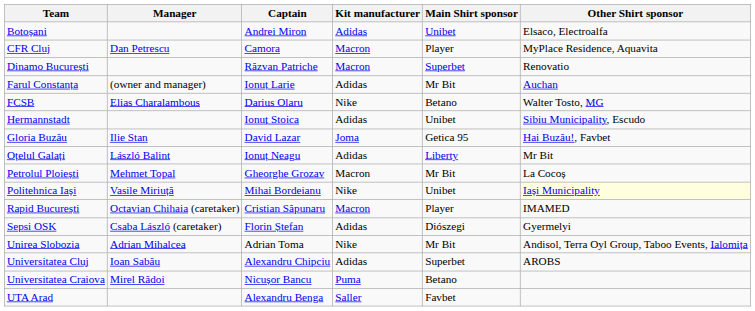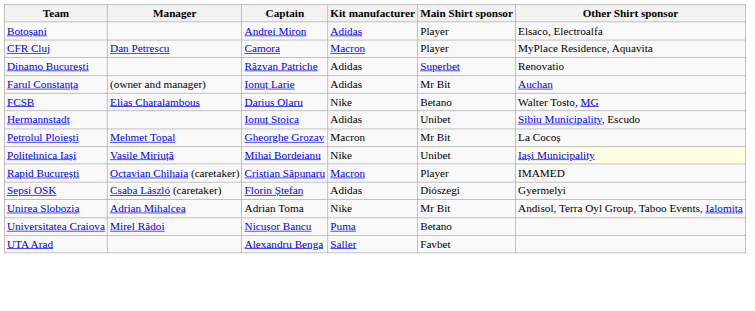(440, 31) Unibet -> (434, 31) Player
(353, 66) Macron -> (346, 66) Adidas
- row: (37, 137)
- row: (36, 155)
- row: (48, 262)
